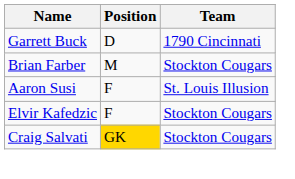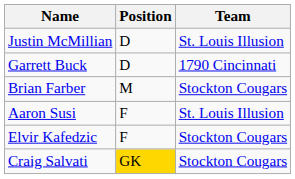+ row: (60, 40)
